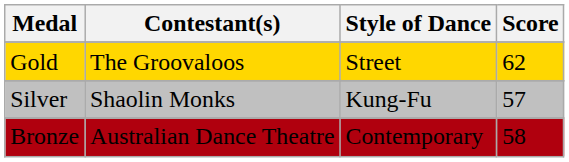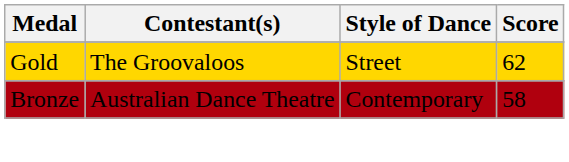- row: (39, 99)
